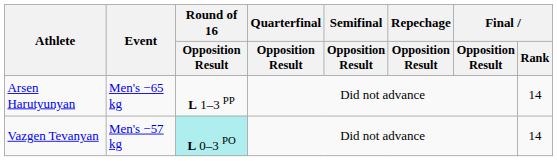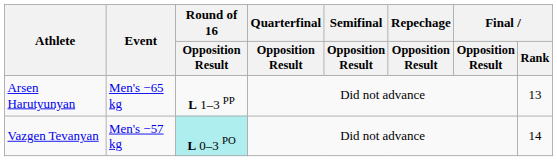(535, 96) 14 -> (535, 96) 13
